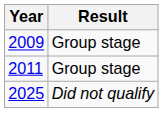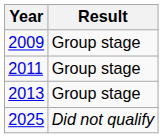+ row: (26, 94)
